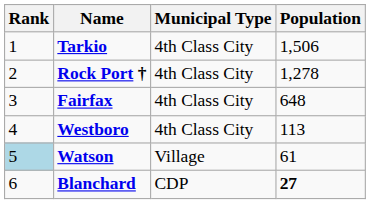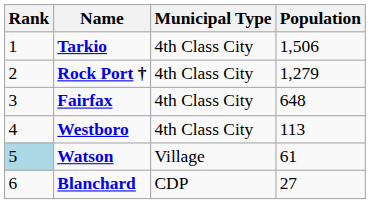(299, 73) 1,278 -> (299, 73) 1,279
(288, 184) bold -> (288, 184) normal
